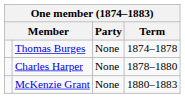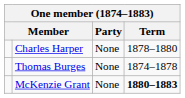rows swapped: (50, 48) <-> (49, 66)
(152, 84) normal -> (152, 84) bold
